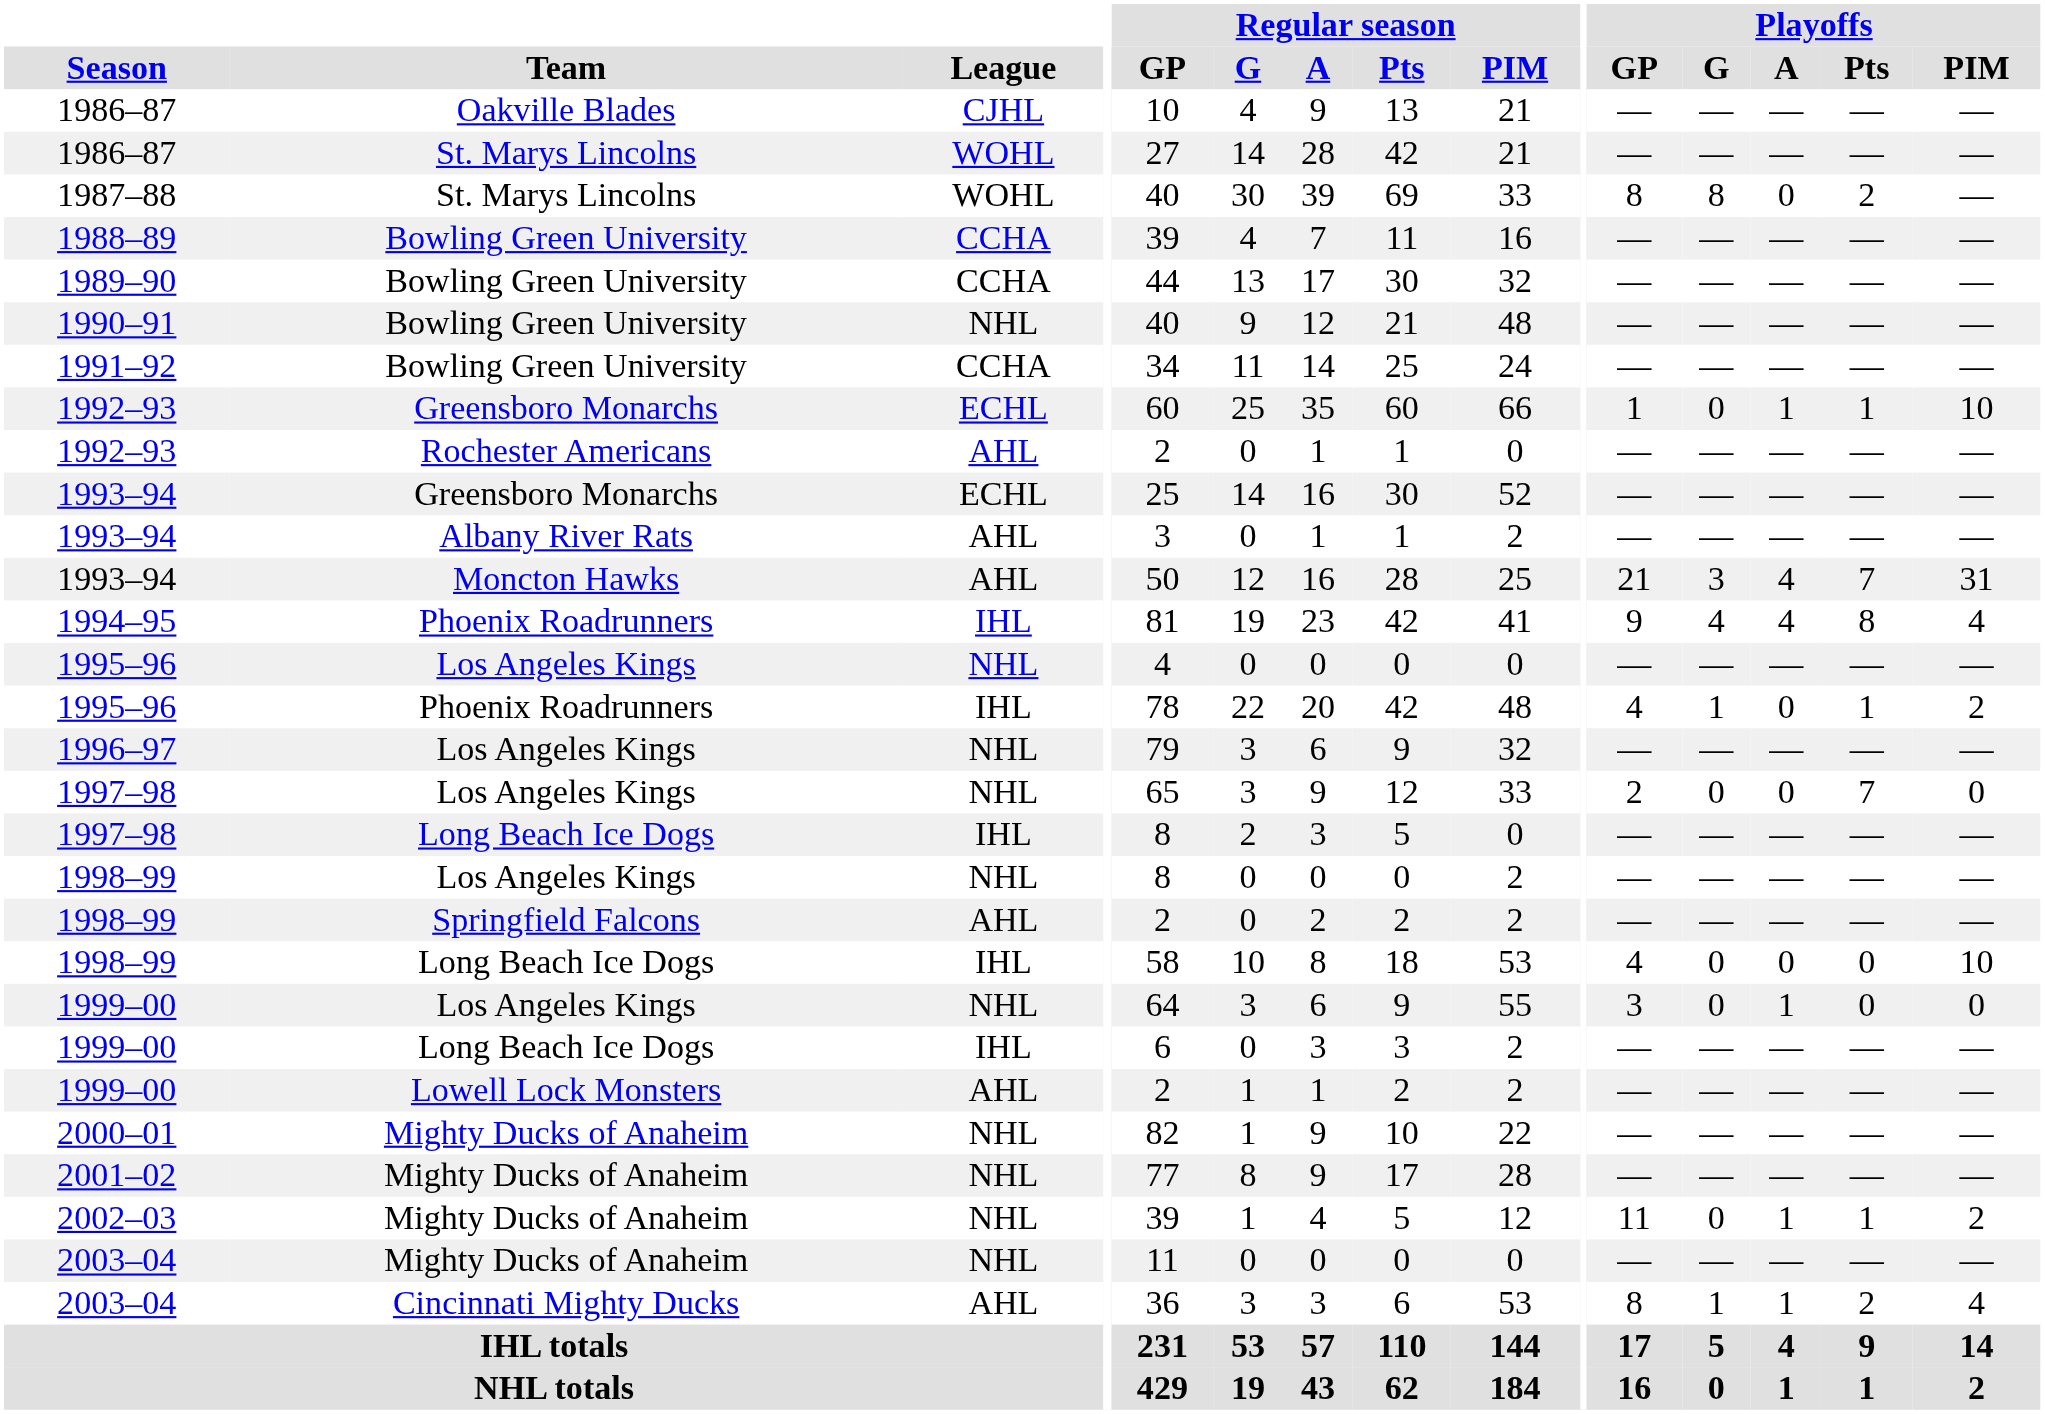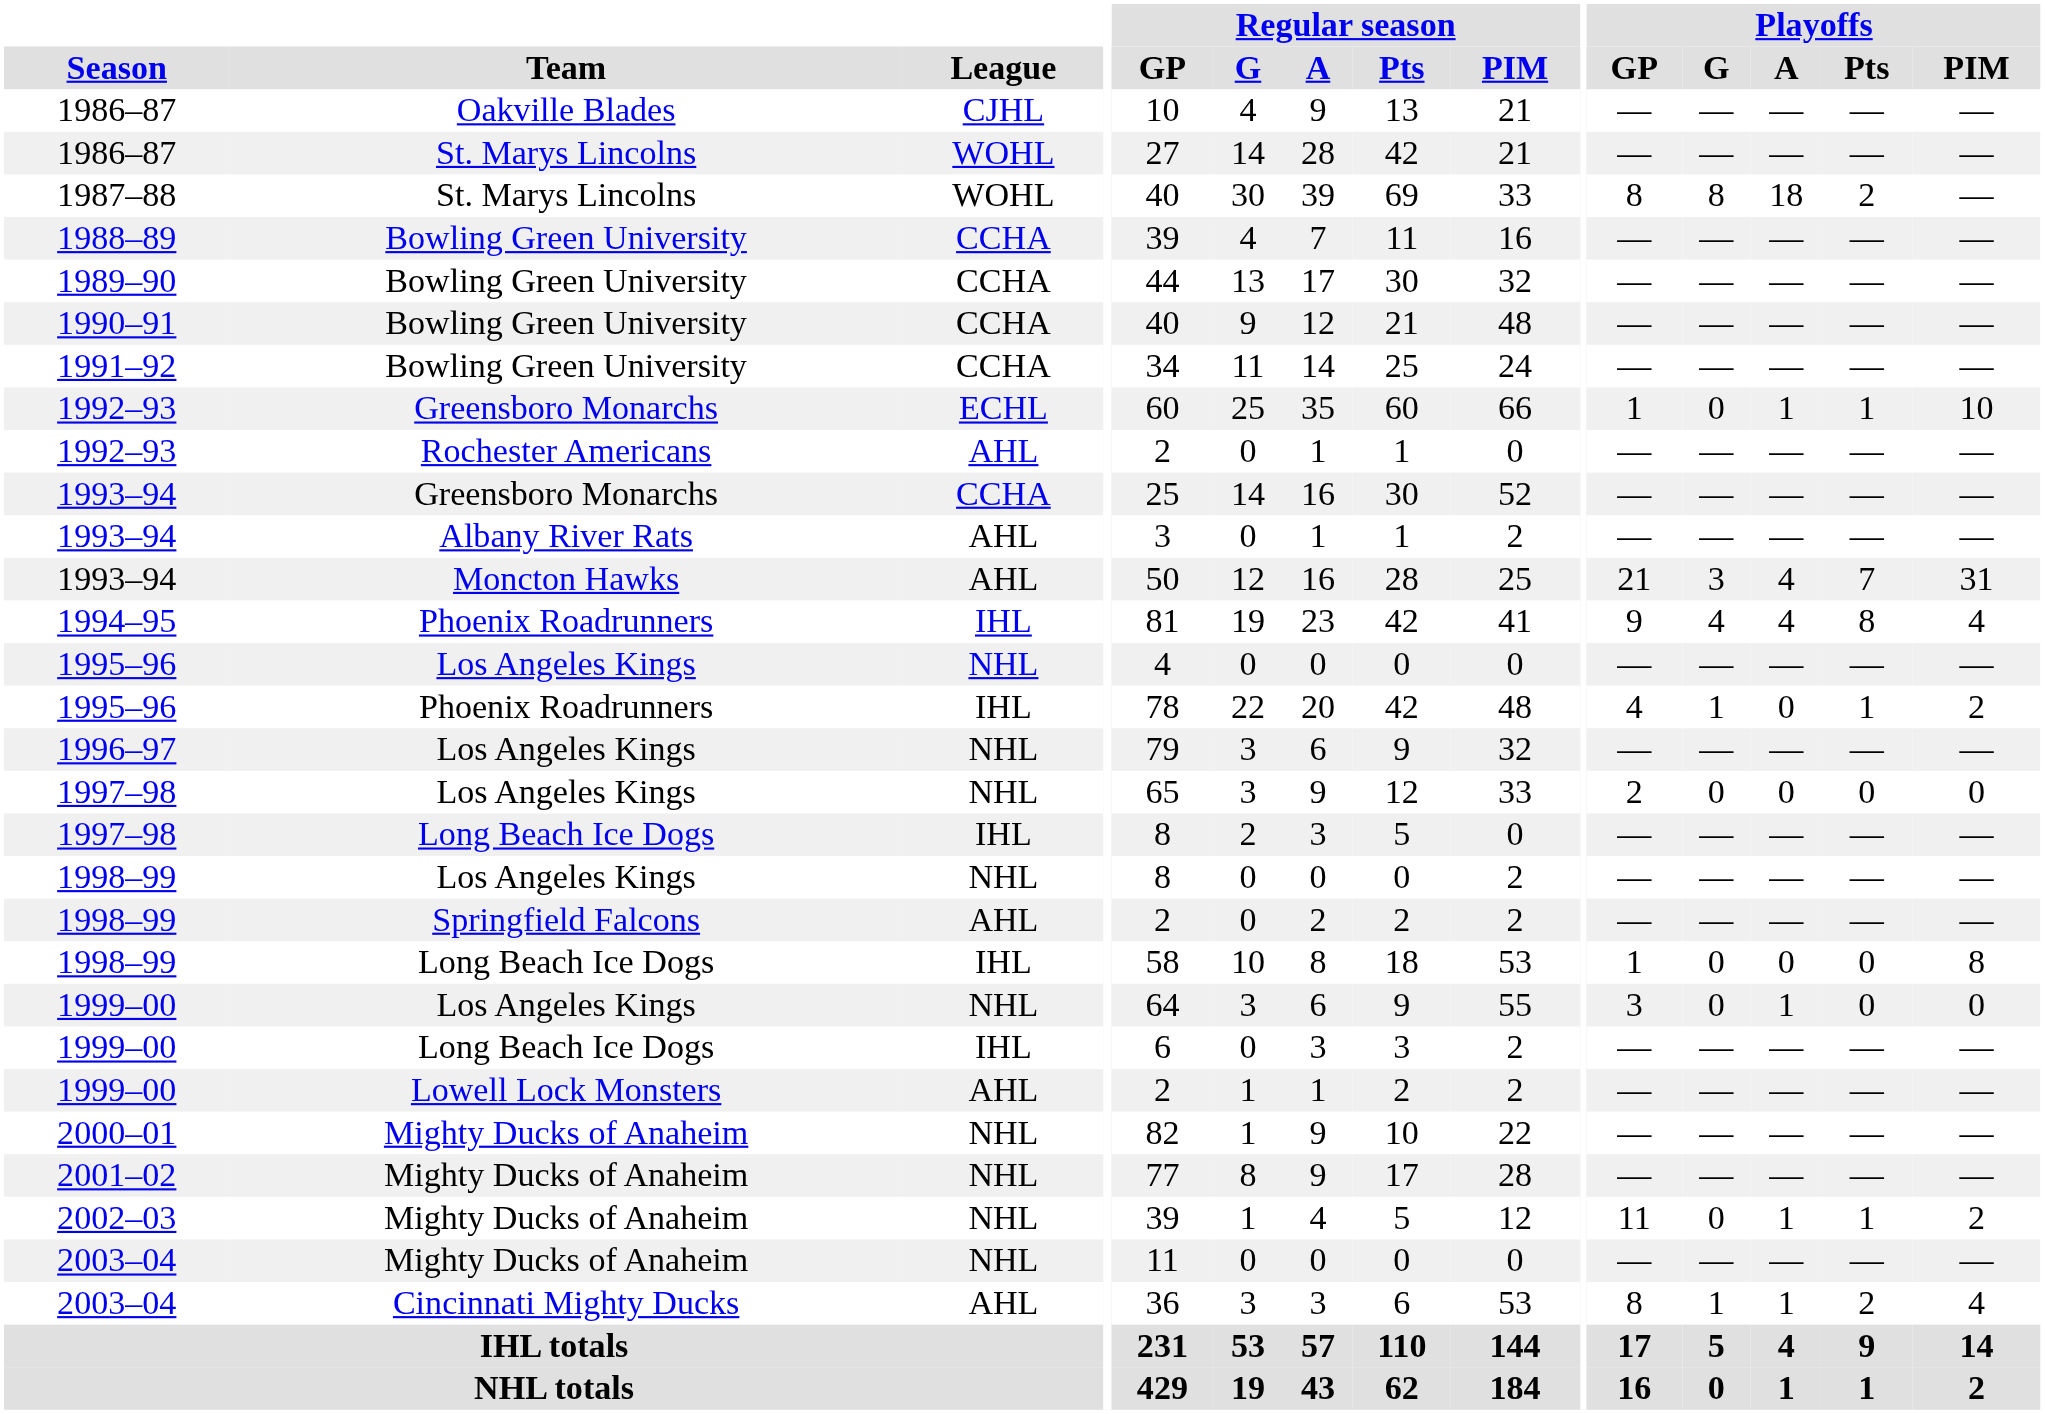(1786, 195) 0 -> (1786, 195) 18
(1003, 322) NHL -> (1003, 322) CCHA
(1003, 493) ECHL -> (1003, 493) CCHA
(1867, 791) 7 -> (1867, 791) 0
(1634, 961) 4 -> (1634, 961) 1
(1976, 961) 10 -> (1976, 961) 8
